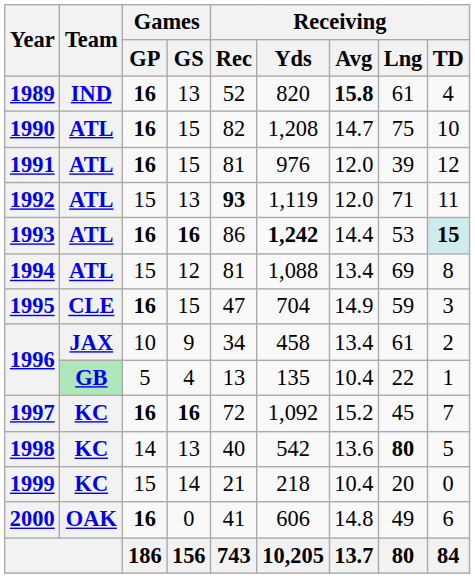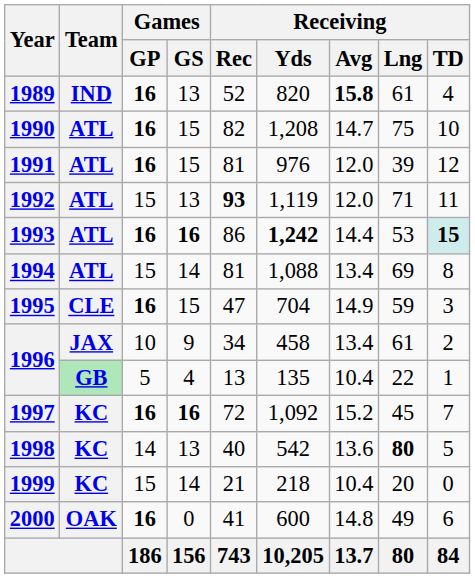(189, 270) 12 -> (189, 270) 14
(293, 519) 606 -> (293, 519) 600
